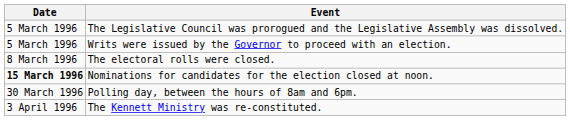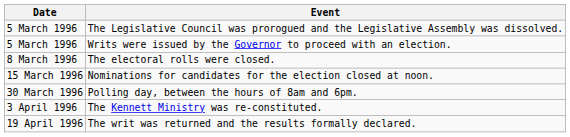(45, 76) bold -> (45, 76) normal
+ row: (252, 124)
